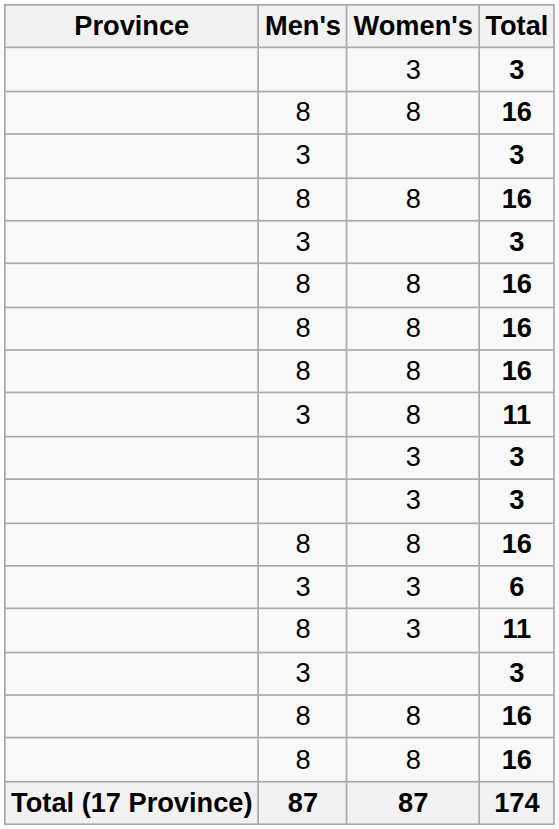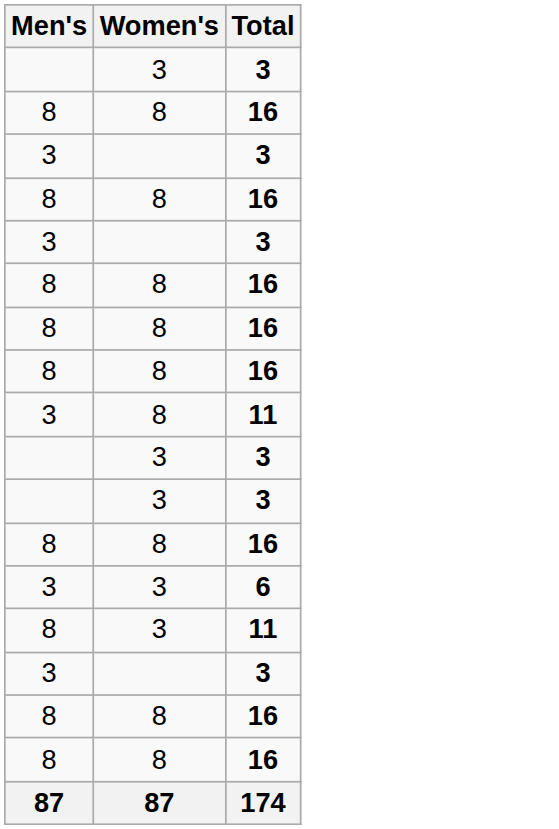- column: (132, 26)
